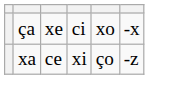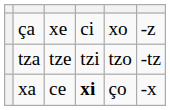(132, 28) -x -> (148, 28) -z
+ row: (29, 59)
(79, 59) normal -> (88, 89) bold
(131, 59) -z -> (149, 89) -x
